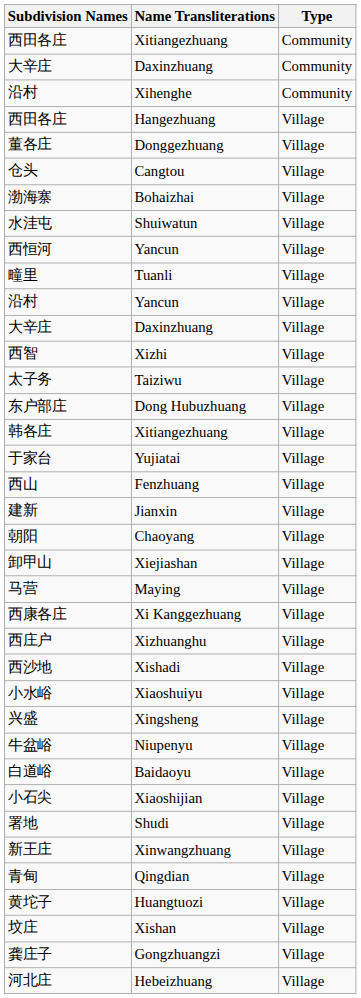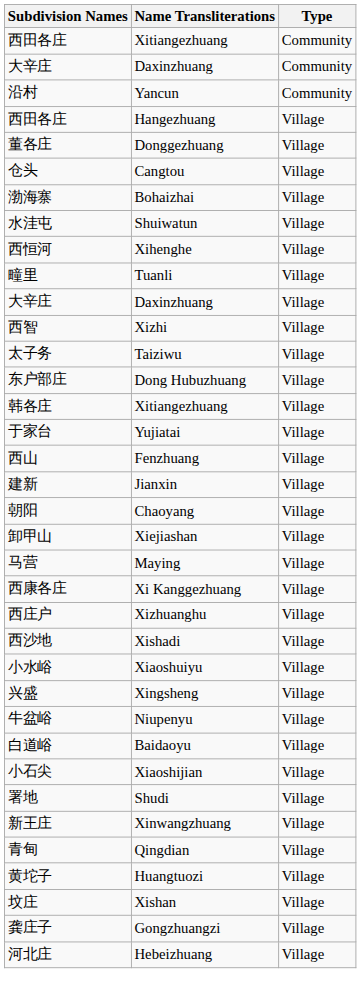(163, 93) Xihenghe -> (157, 93) Yancun
(157, 249) Yancun -> (163, 249) Xihenghe
- row: (23, 301)
